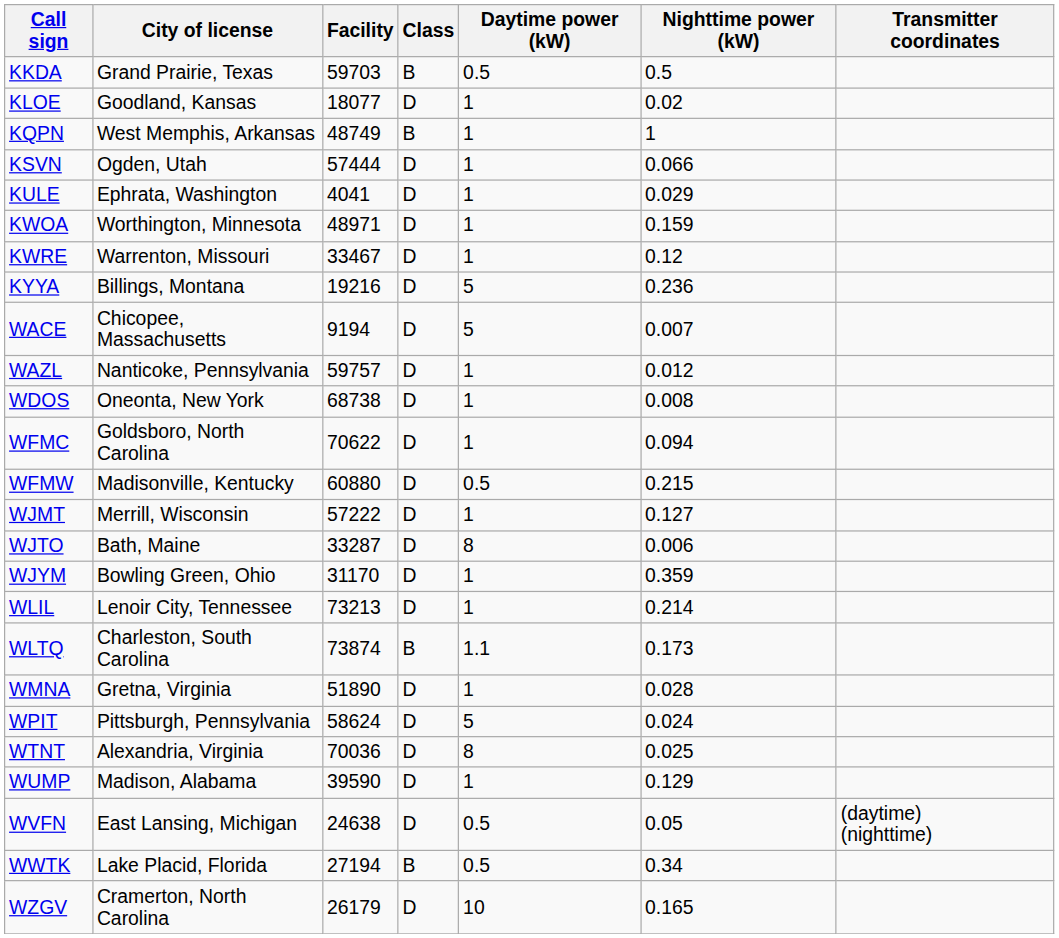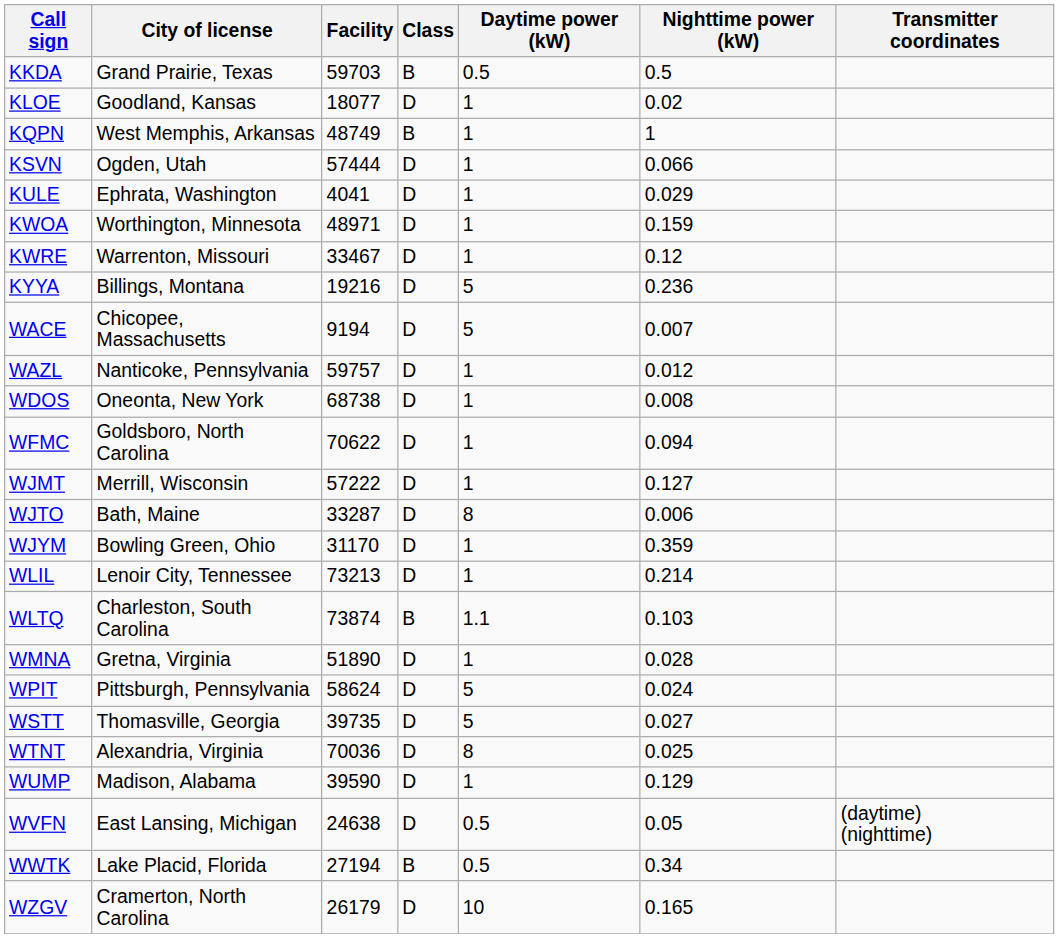- row: (41, 484)
(669, 648) 0.173 -> (669, 618) 0.103
+ row: (36, 721)
